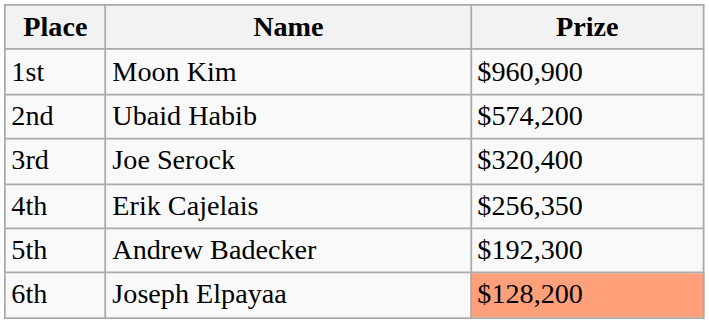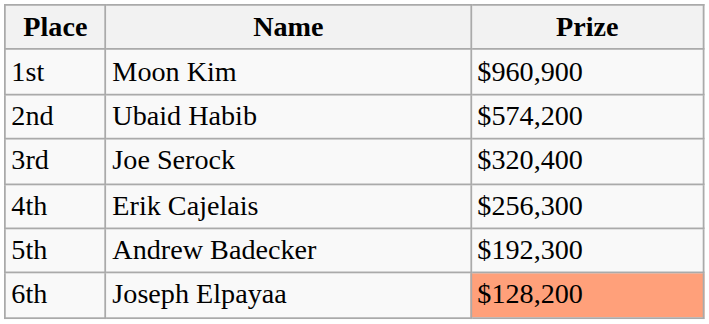(530, 205) $256,350 -> (530, 205) $256,300
